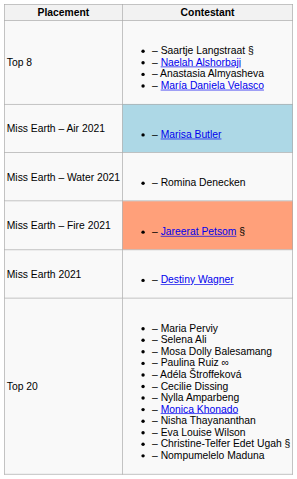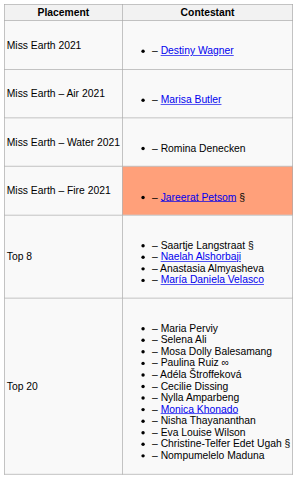rows swapped: (44, 274) <-> (19, 63)
(208, 134) lightblue background -> (208, 100) no background
